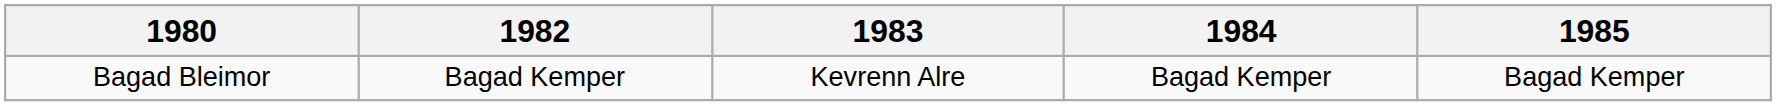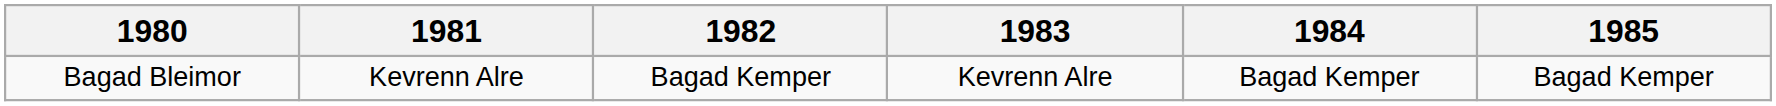+ column: (447, 31)
